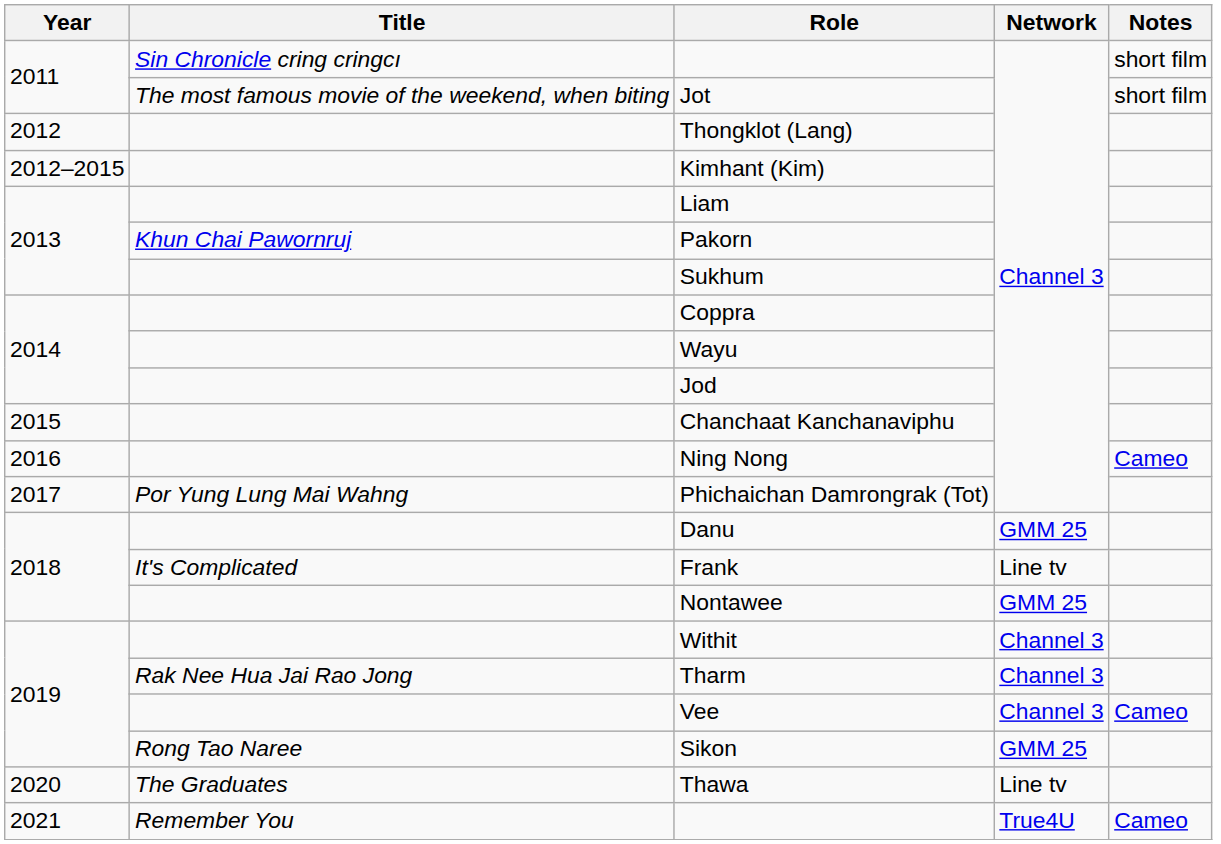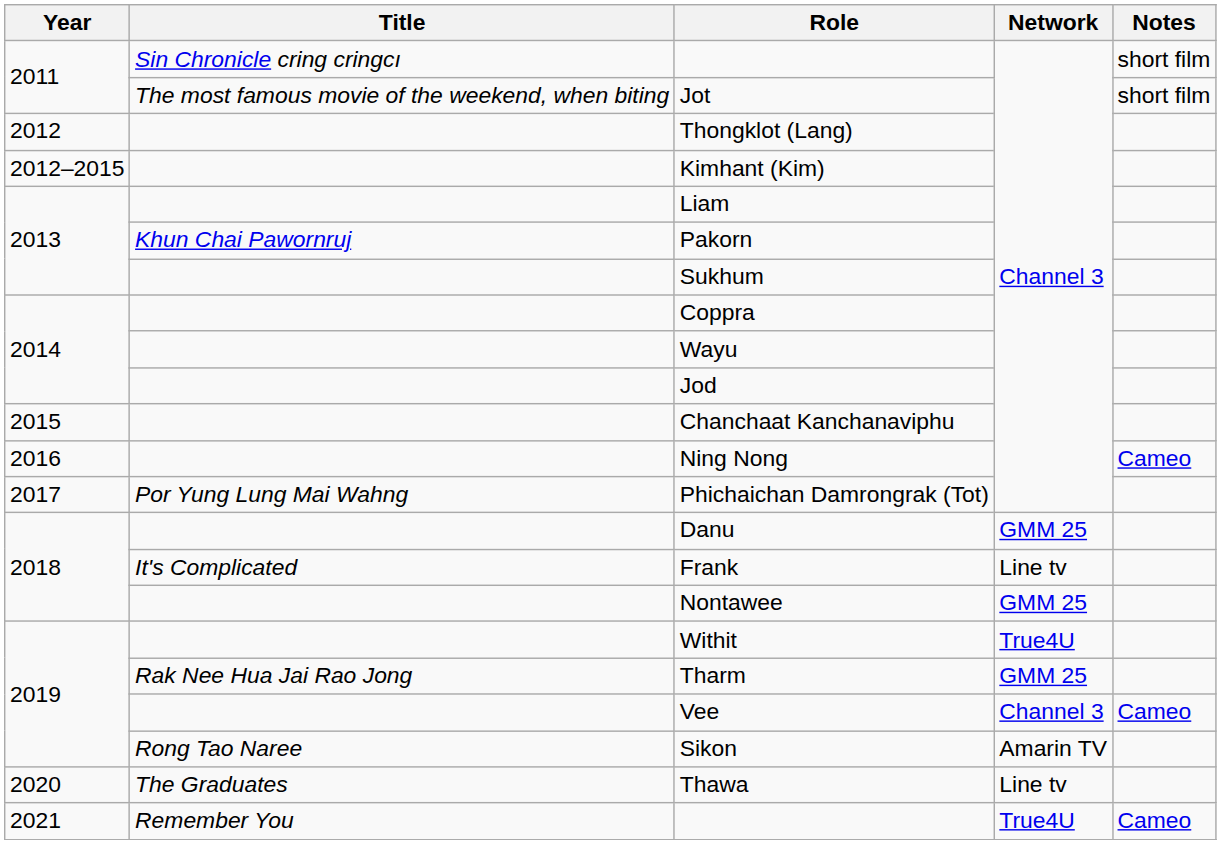(1051, 639) Channel 3 -> (1037, 639) True4U
(1051, 675) Channel 3 -> (1043, 675) GMM 25
(1043, 748) GMM 25 -> (1053, 748) Amarin TV
